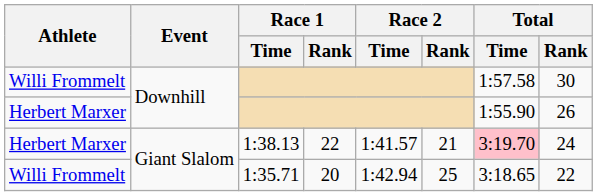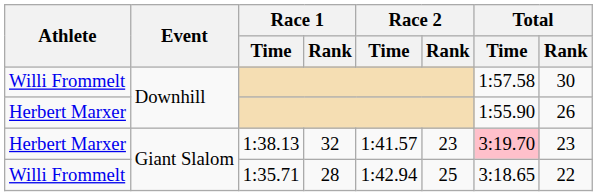(330, 143) 22 -> (330, 143) 32
(448, 143) 21 -> (448, 143) 23
(566, 143) 24 -> (566, 143) 23
(330, 174) 20 -> (330, 174) 28
